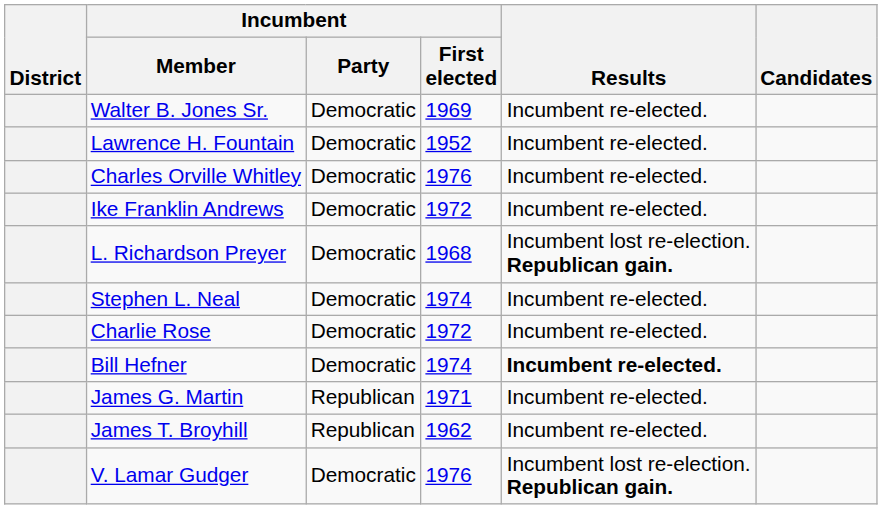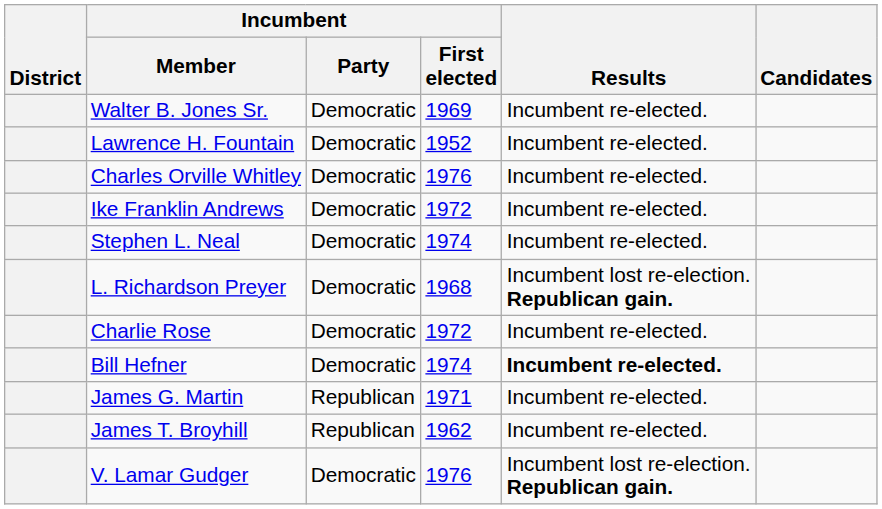rows swapped: (165, 298) <-> (188, 254)
